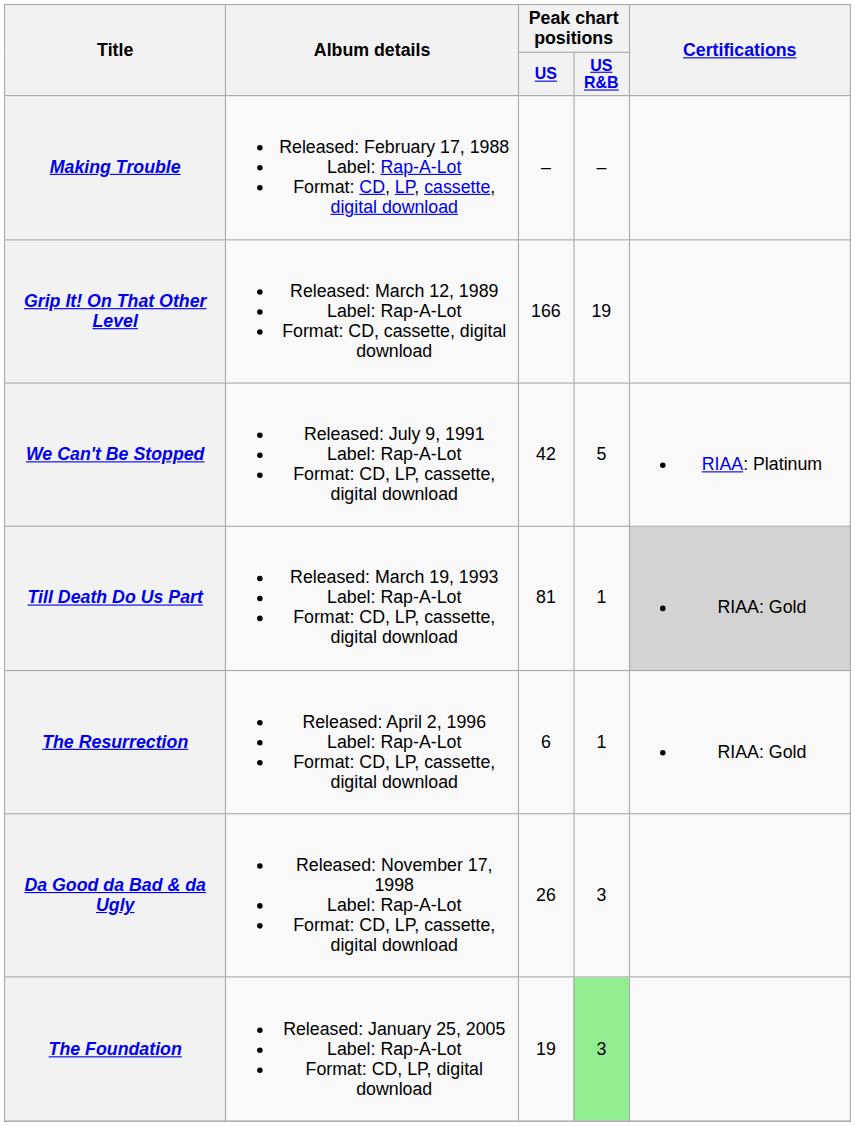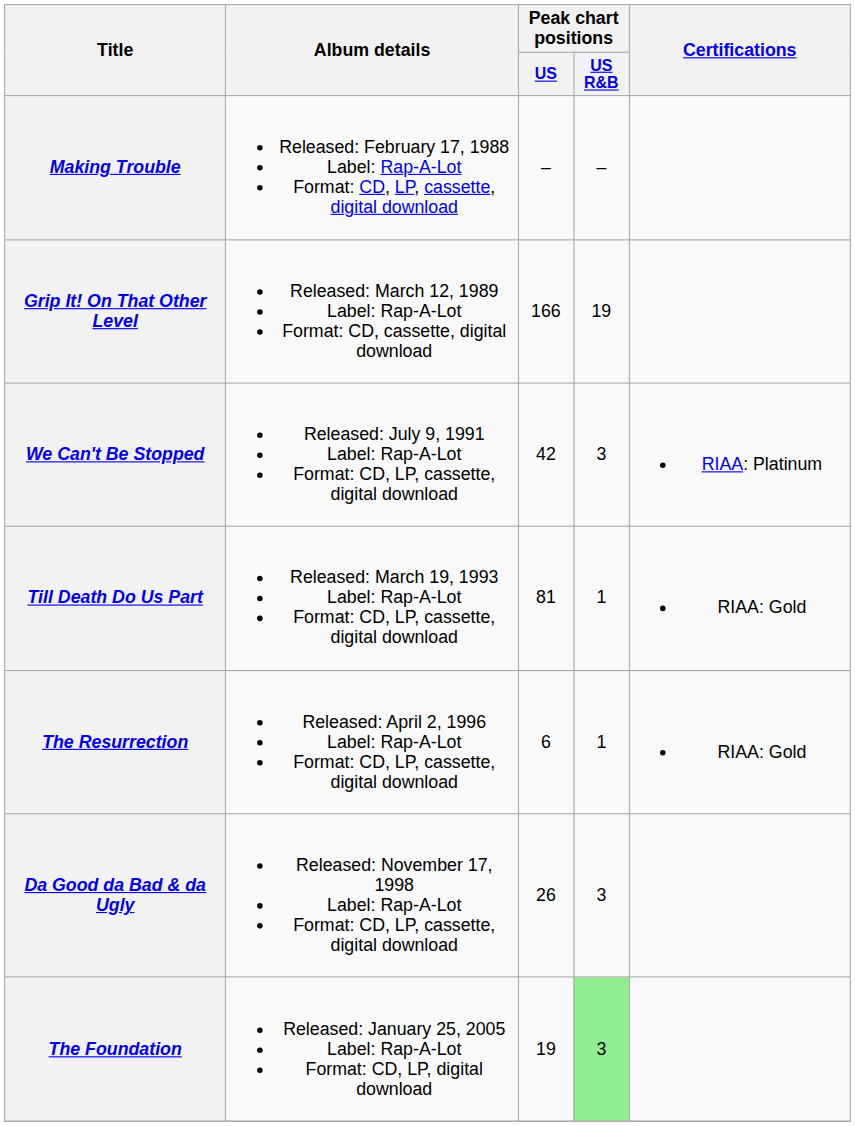(601, 454) 5 -> (601, 454) 3
(740, 608) lightgrey background -> (740, 608) no background
